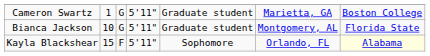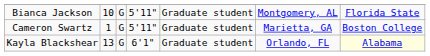rows swapped: (52, 12) <-> (52, 28)
(108, 43) 15 -> (108, 43) 13
(121, 43) F -> (121, 43) G
(143, 43) 5'11" -> (143, 43) 6'1"
(208, 43) Sophomore -> (208, 43) Graduate student
